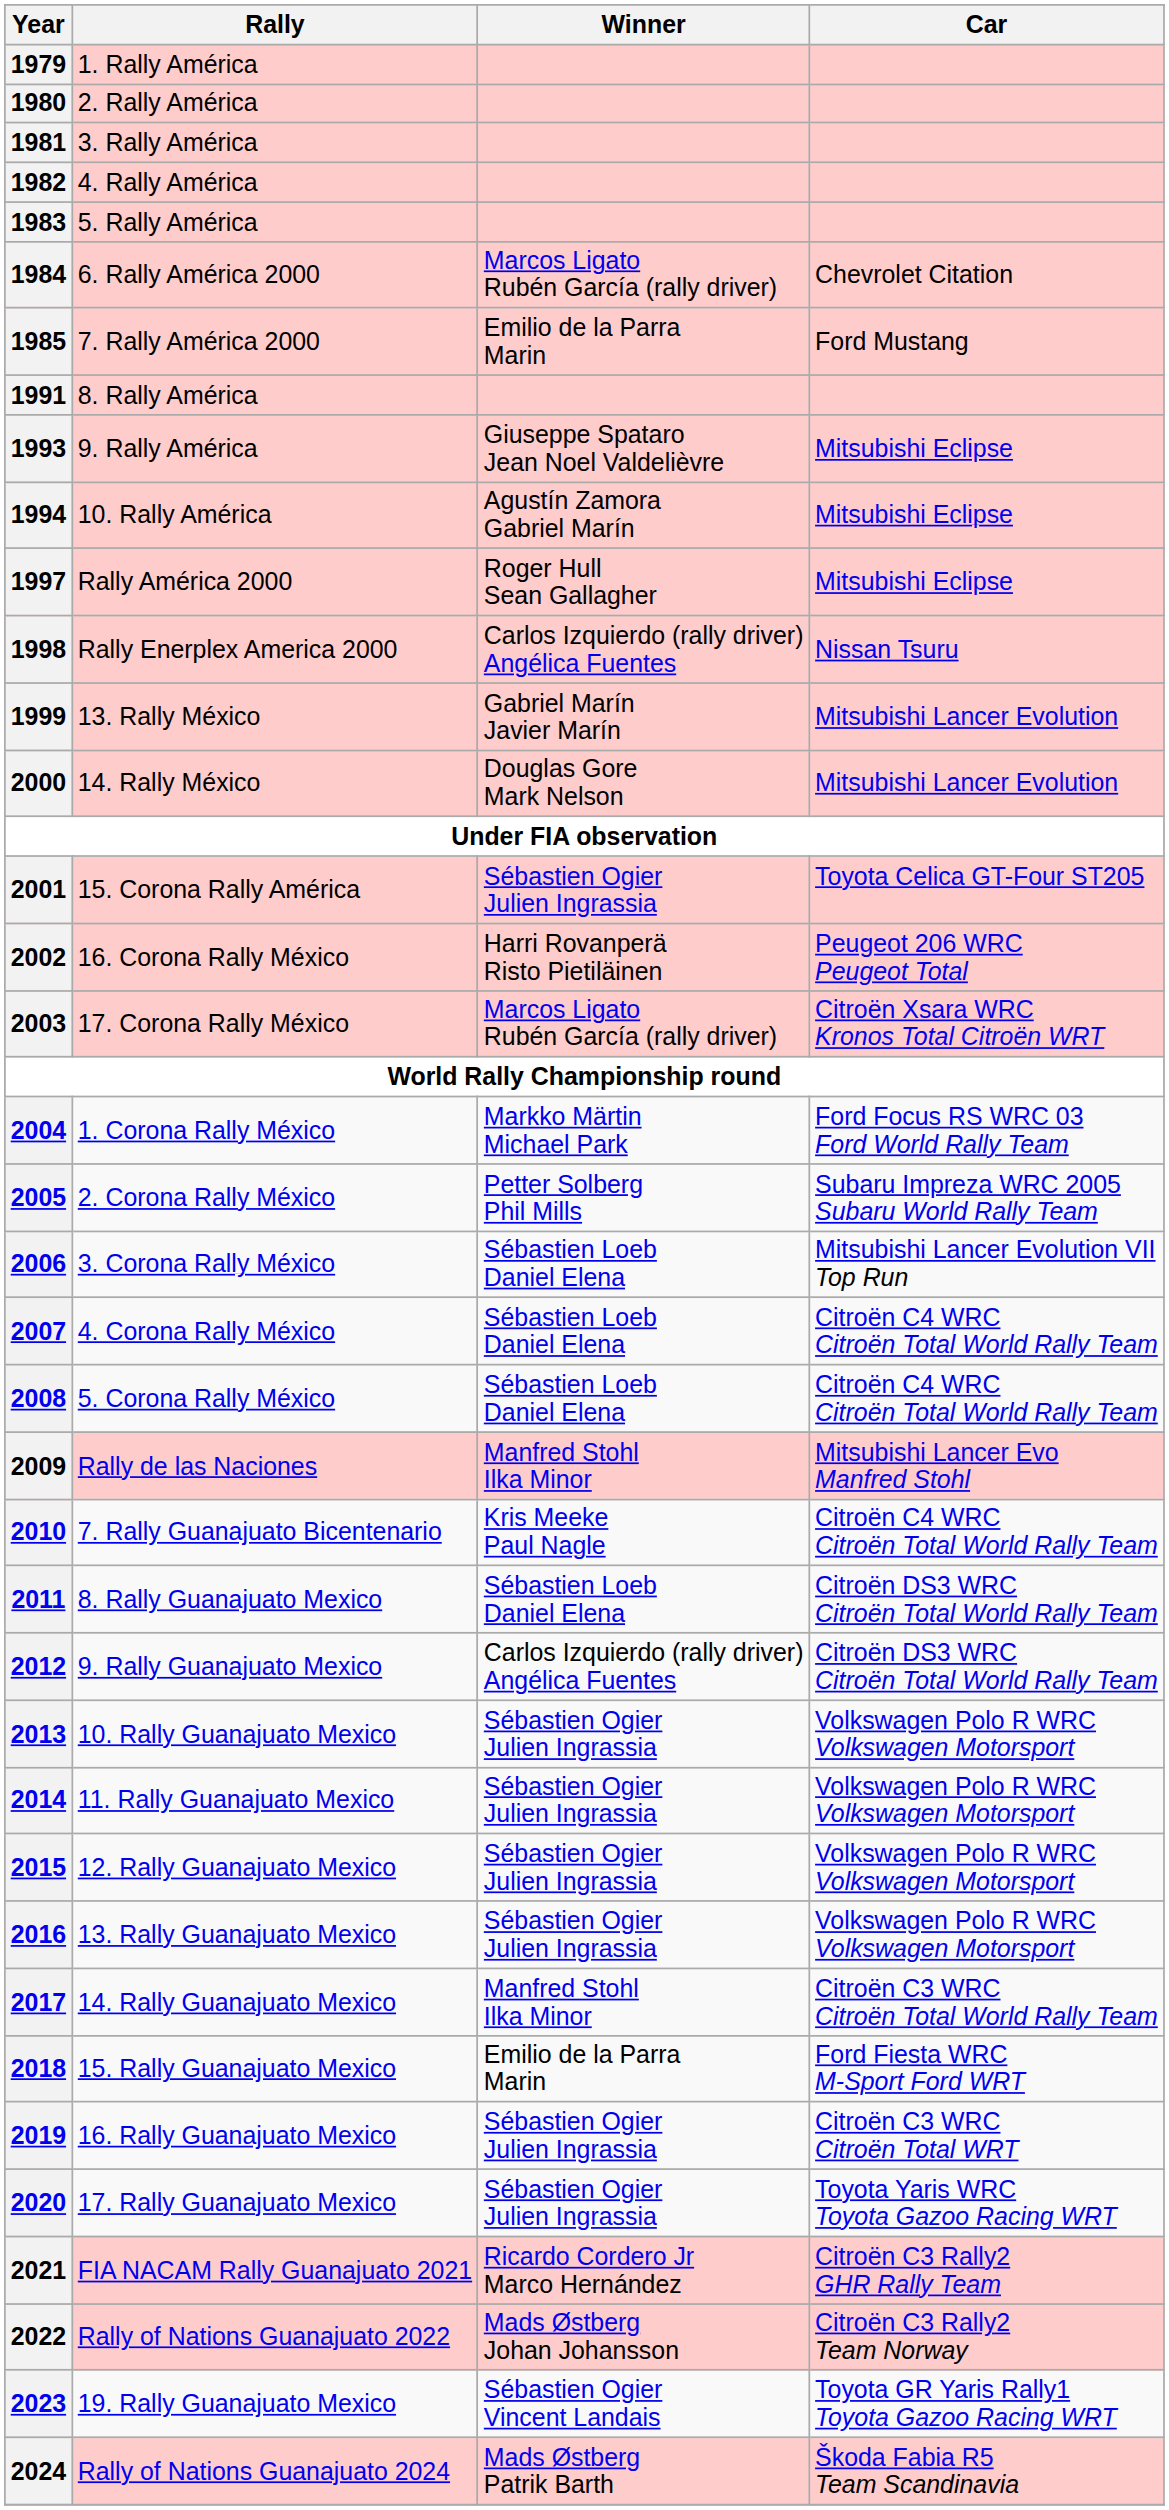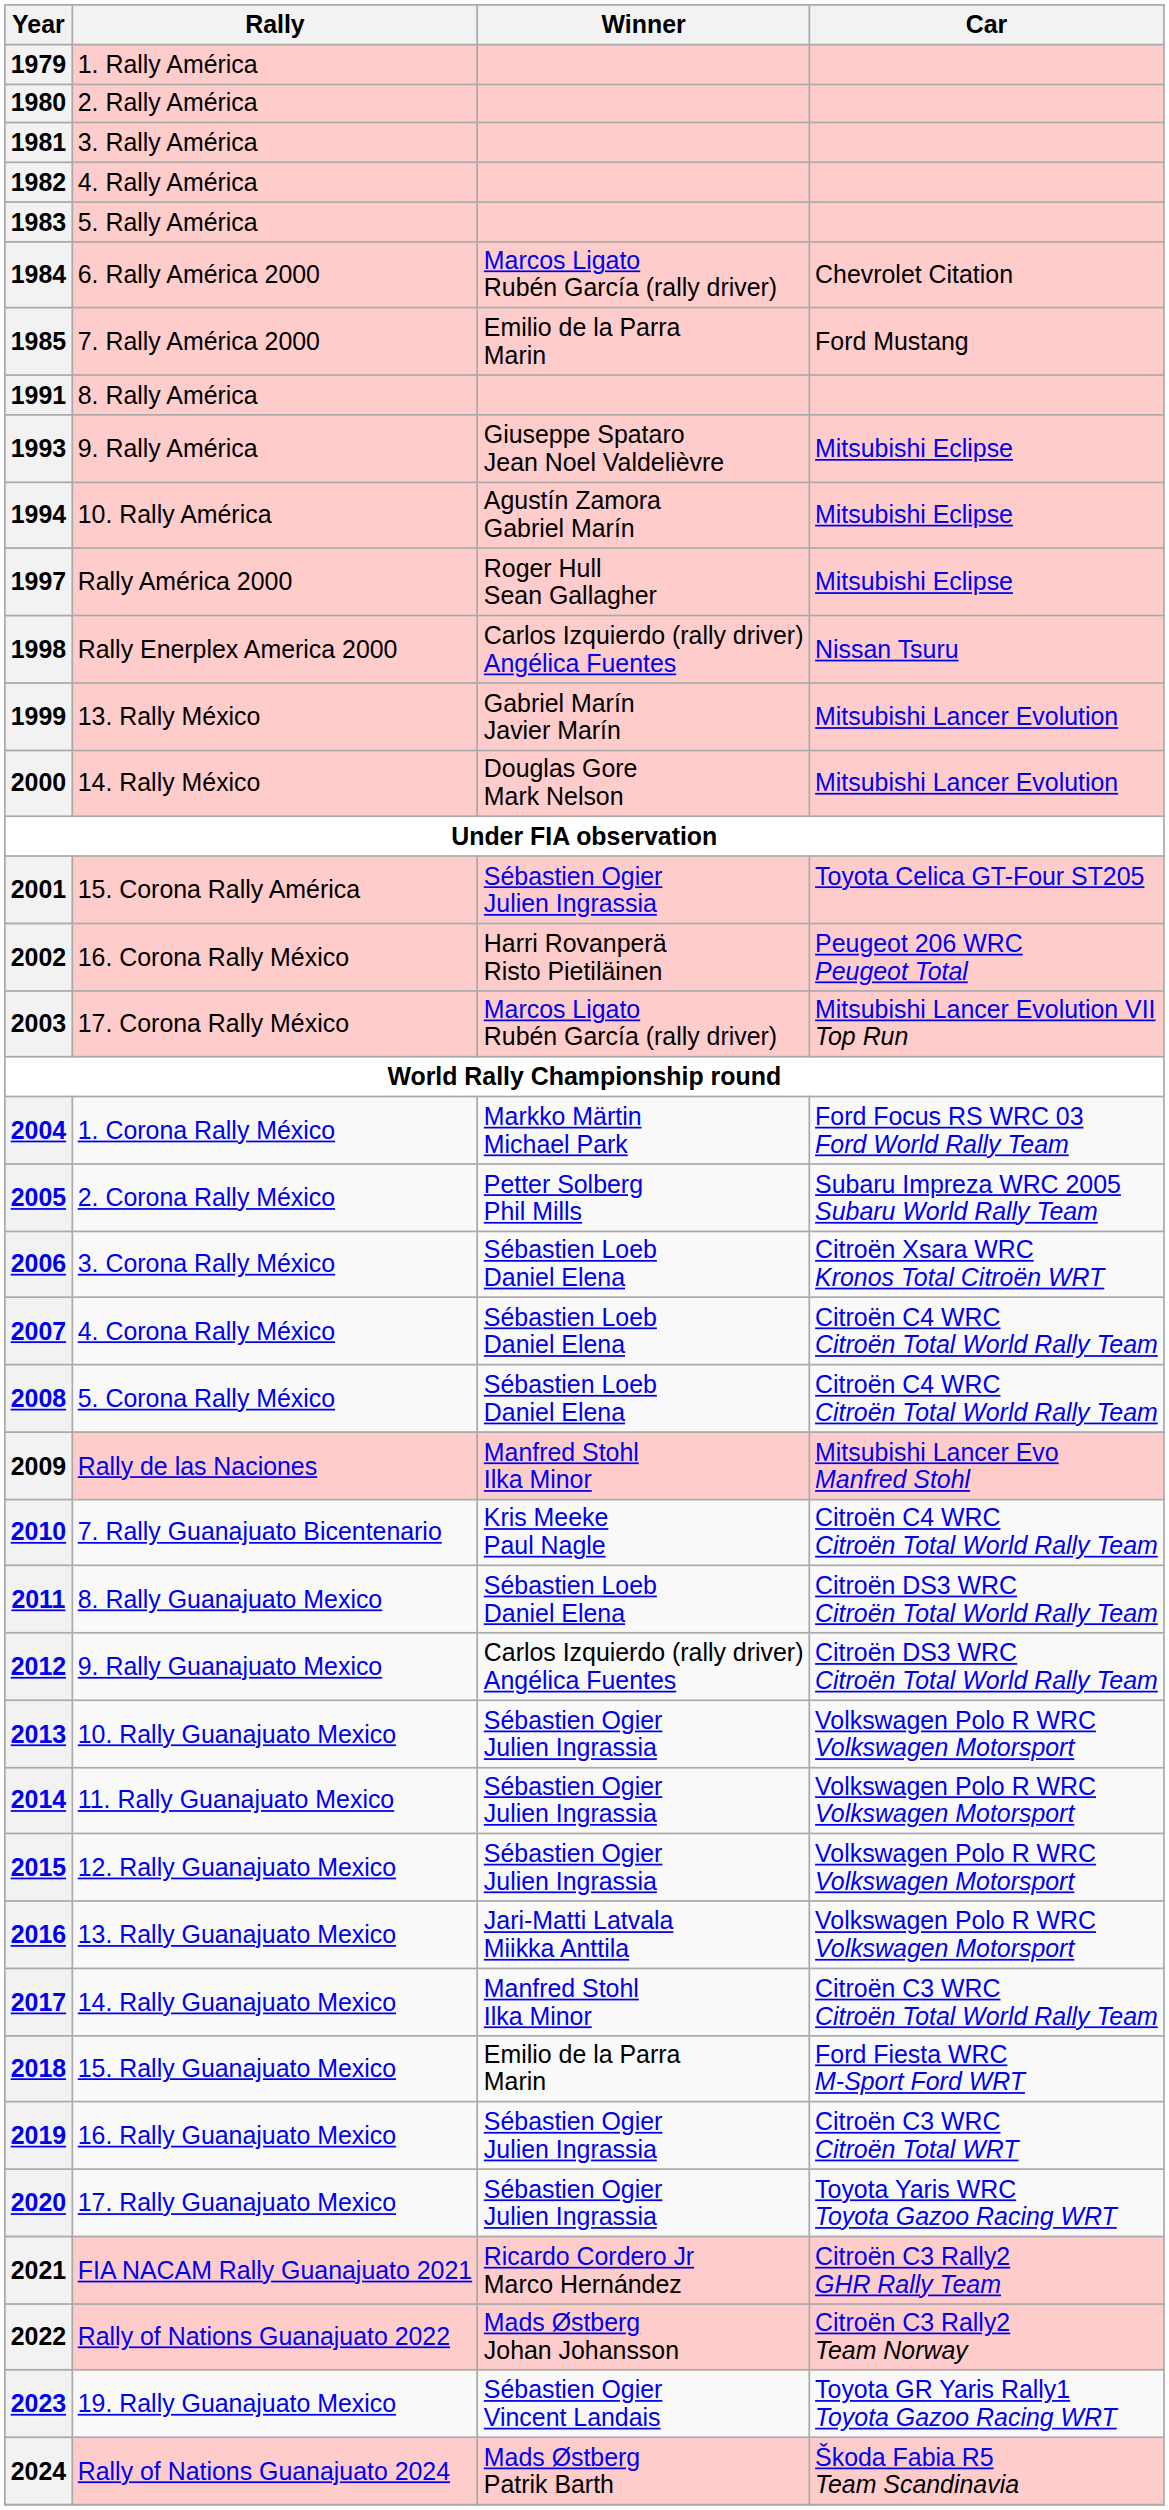(960, 1024) Citroën Xsara WRC Kronos Total Citroën WRT -> (985, 1024) Mitsubishi Lancer Evolution VII Top Run
(985, 1264) Mitsubishi Lancer Evolution VII Top Run -> (960, 1264) Citroën Xsara WRC Kronos Total Citroën WRT
(573, 1935) Sébastien Ogier Julien Ingrassia -> (579, 1935) Jari-Matti Latvala Miikka Anttila
